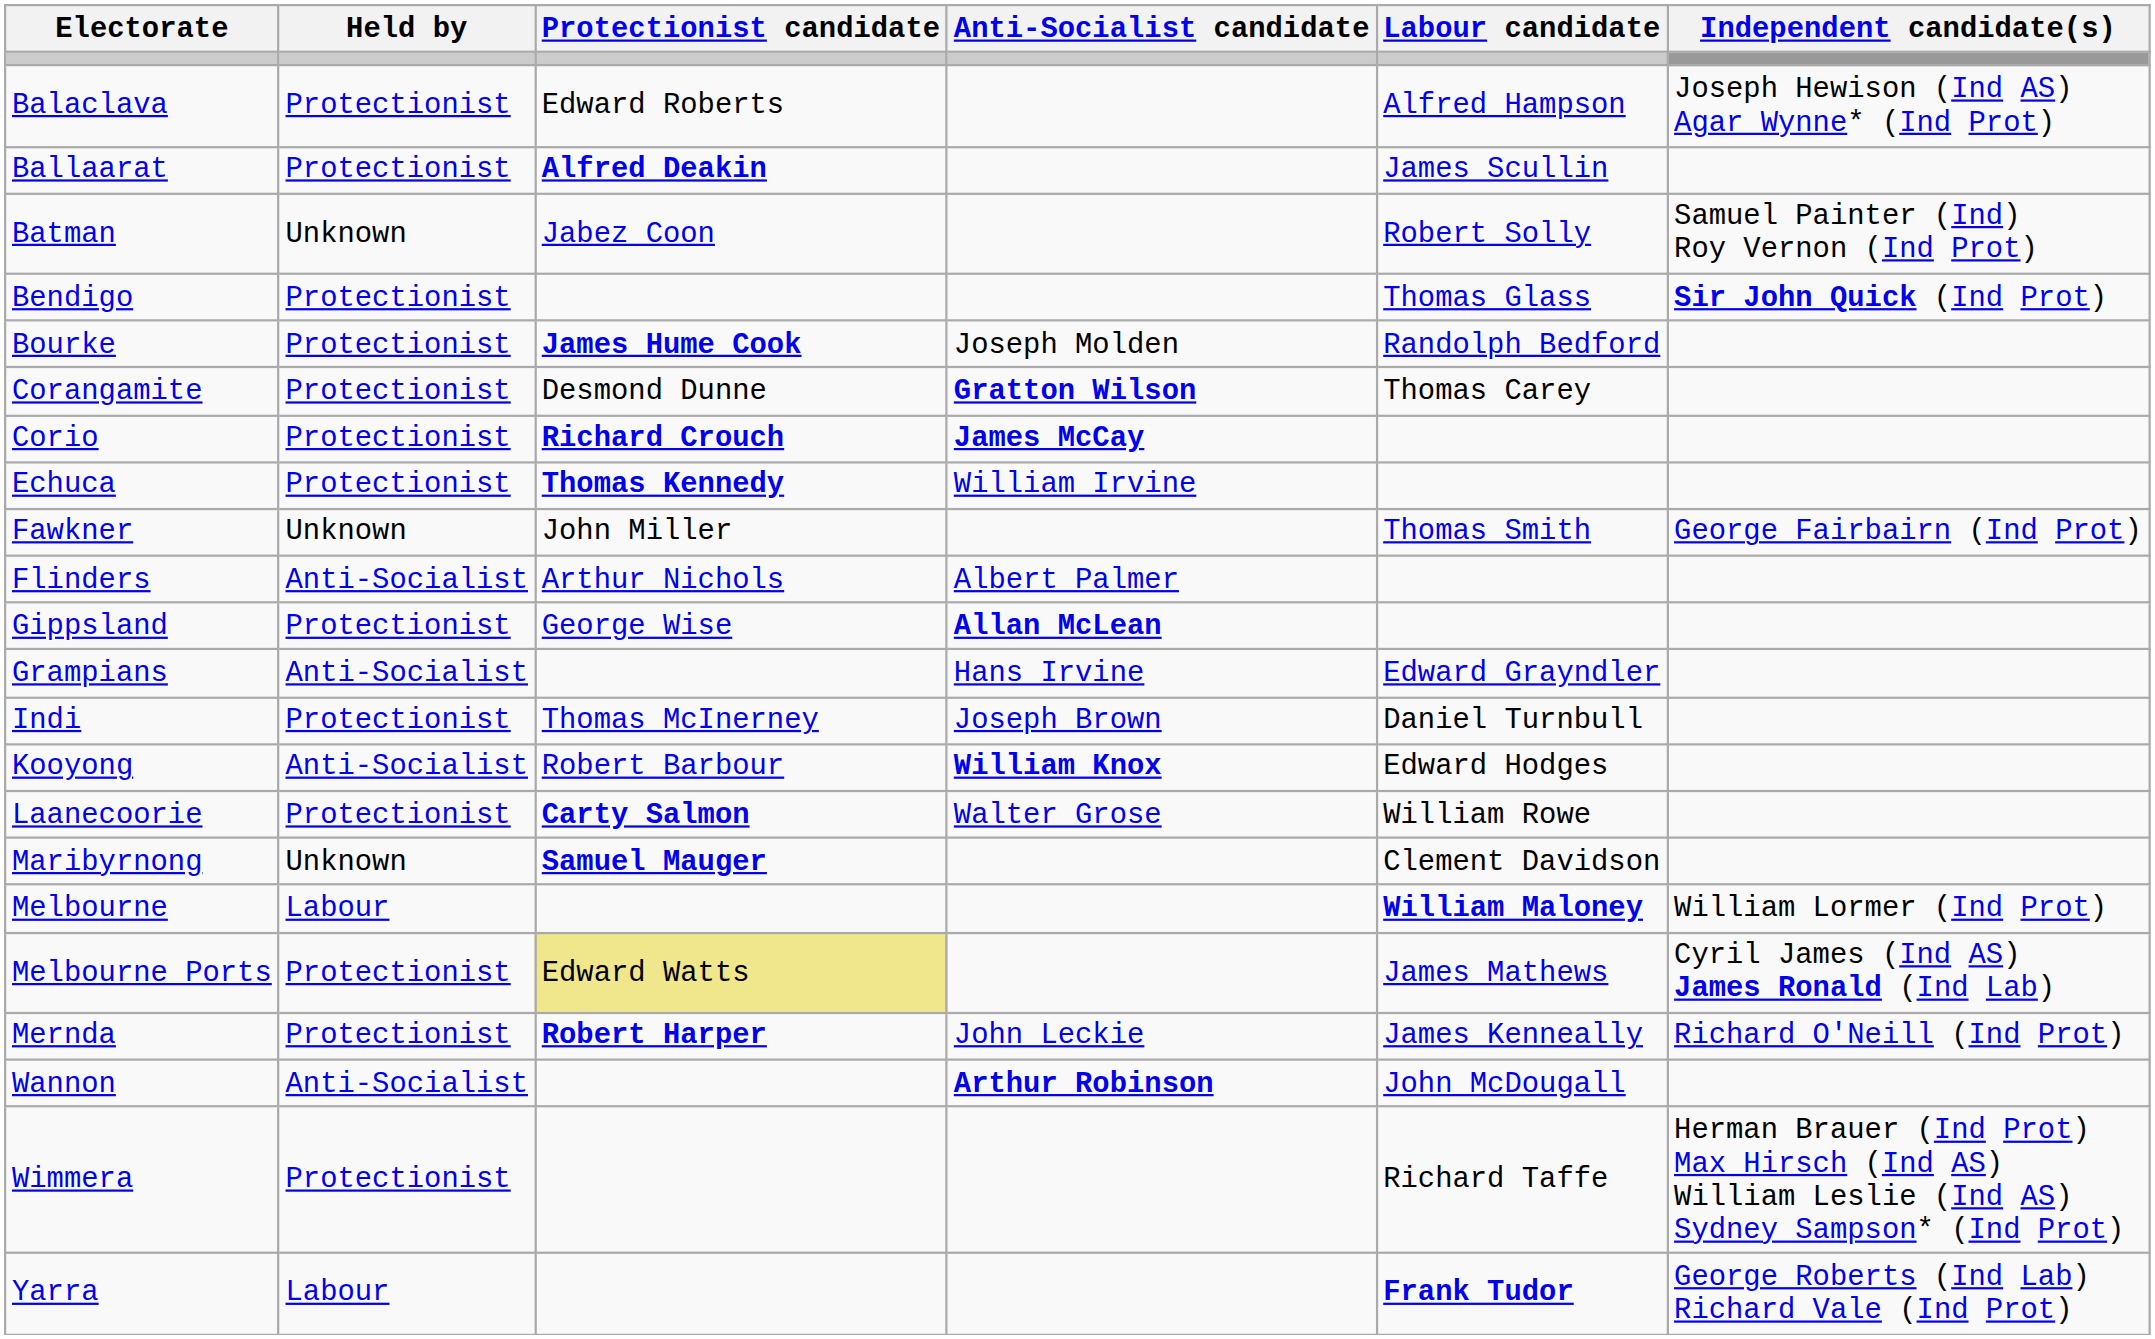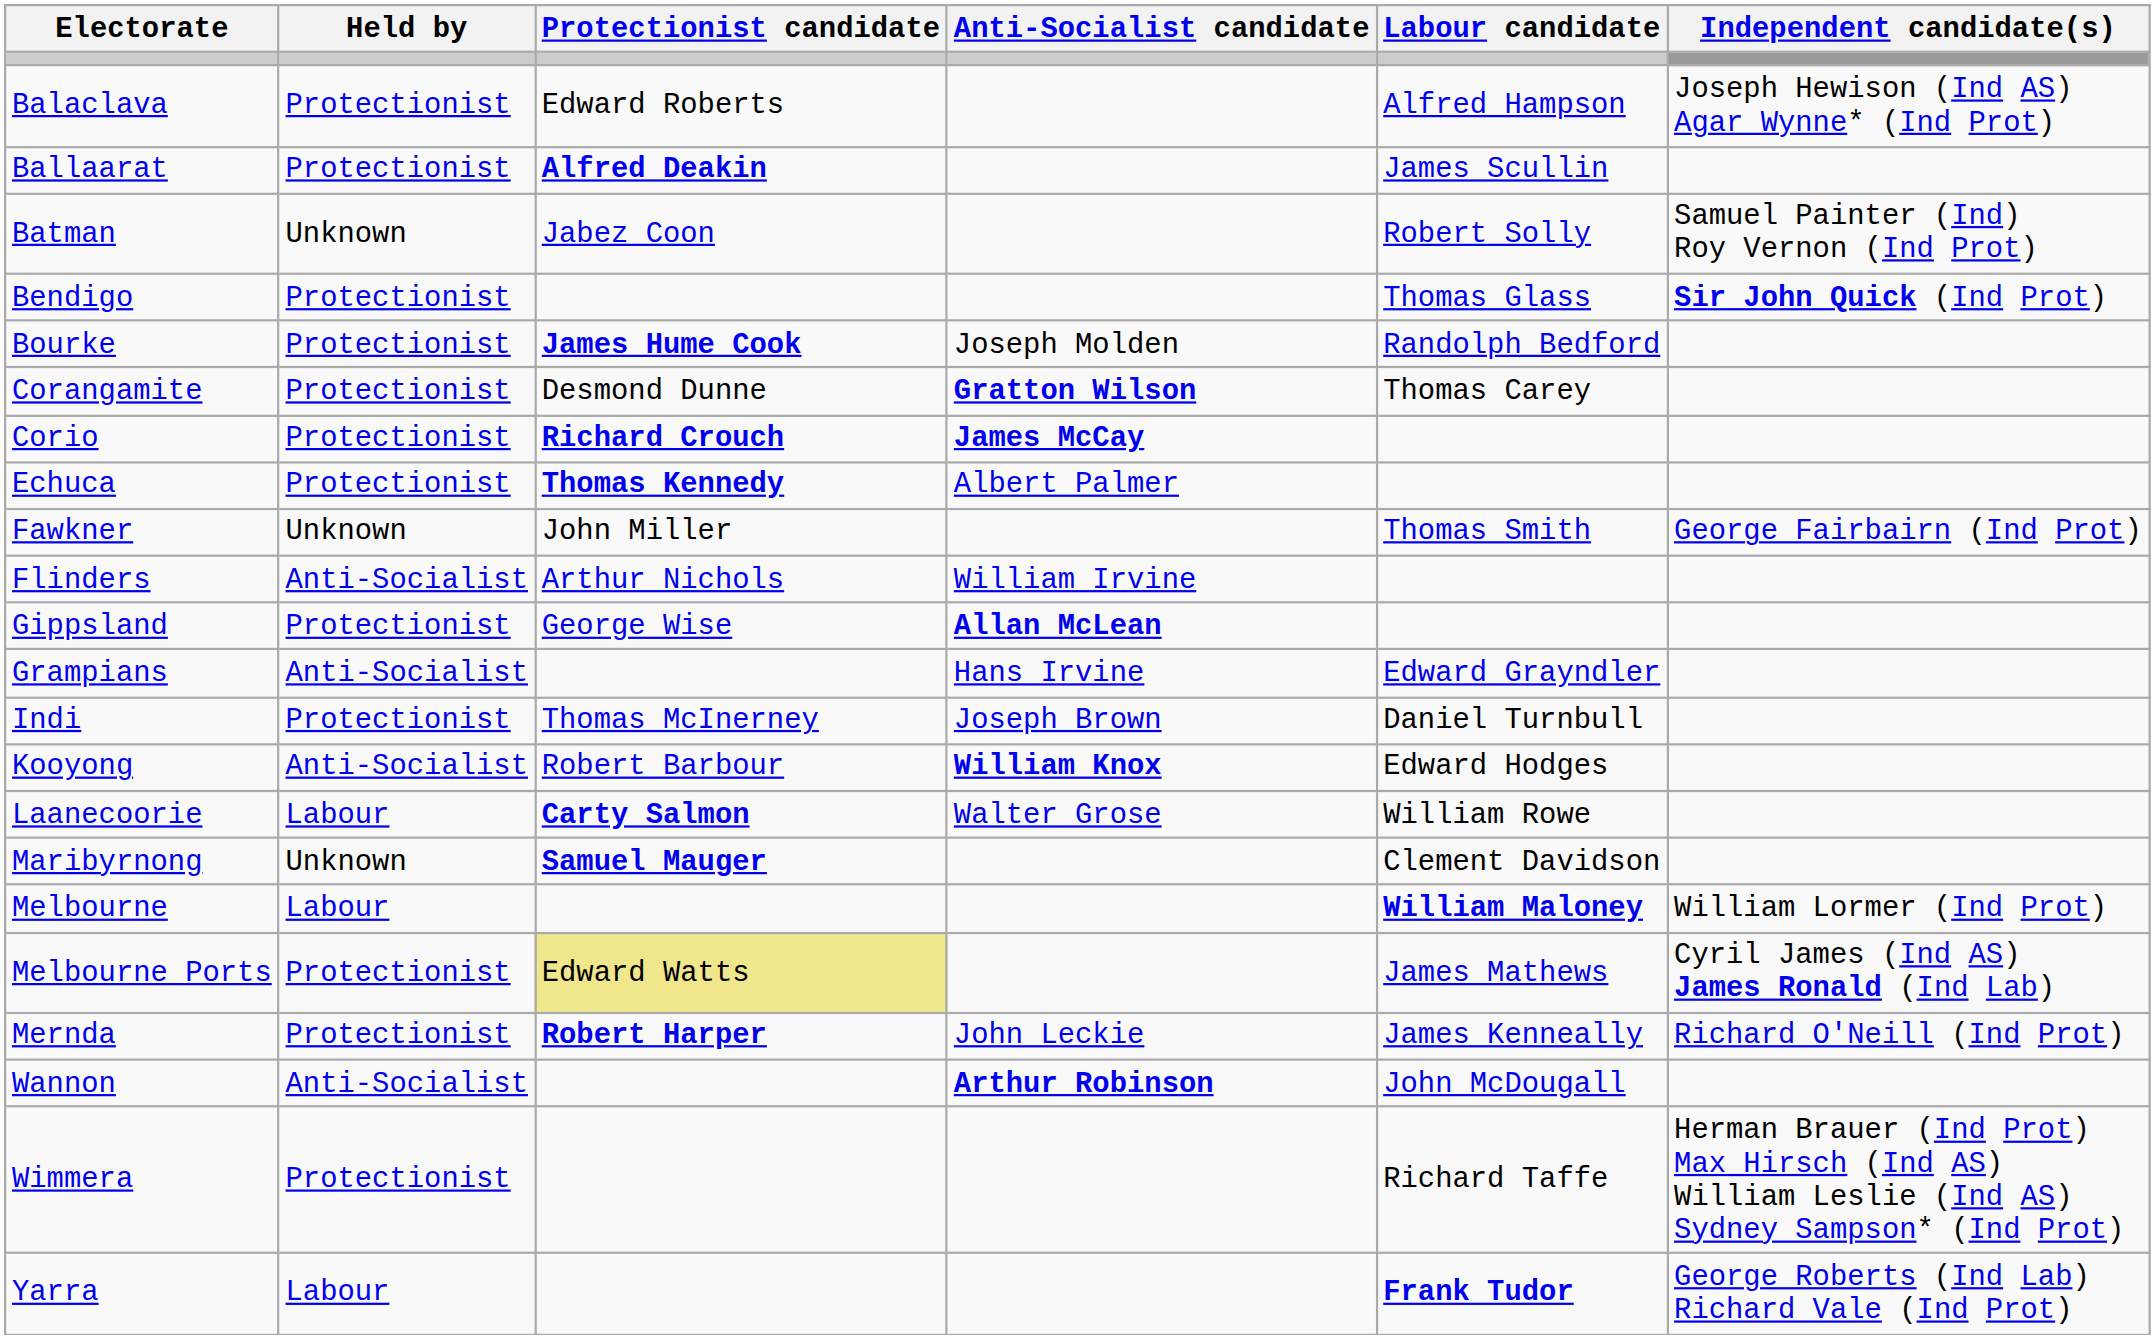(1075, 485) William Irvine -> (1066, 485) Albert Palmer
(1066, 579) Albert Palmer -> (1075, 579) William Irvine
(398, 815) Protectionist -> (337, 815) Labour
